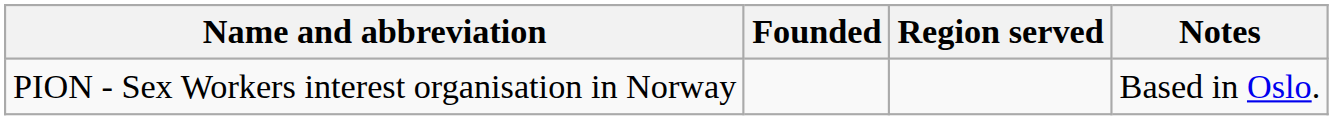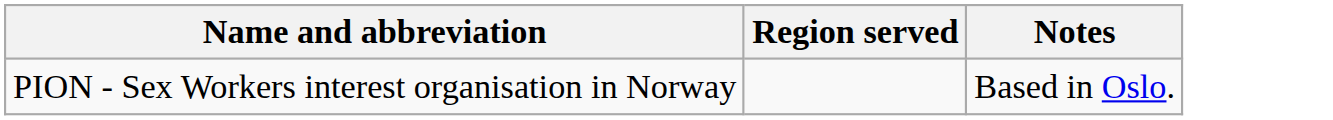- column: (817, 31)
